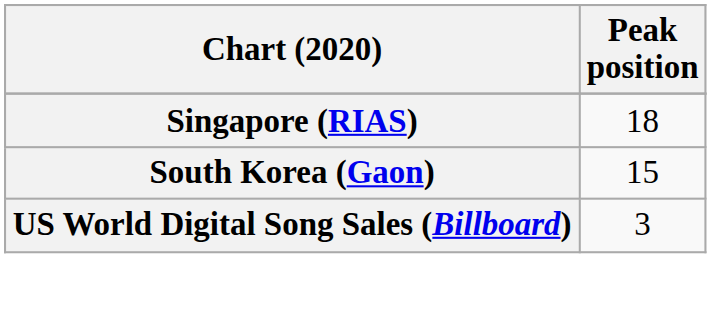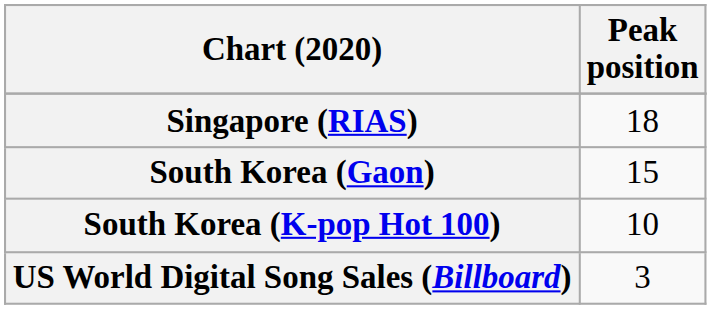+ row: (292, 224)
